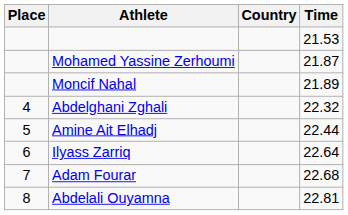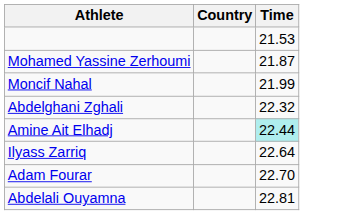- column: (27, 15)
(321, 84) 21.89 -> (277, 84) 21.99
(321, 130) no background -> (277, 130) paleturquoise background
(321, 175) 22.68 -> (277, 175) 22.70
